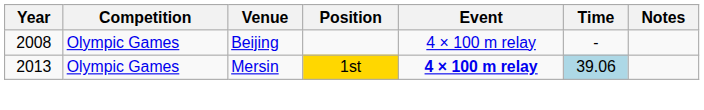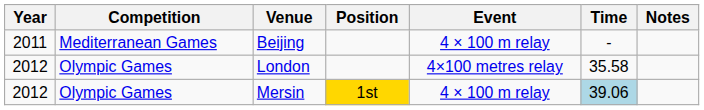(34, 42) 2008 -> (30, 42) 2011
(123, 42) Olympic Games -> (138, 42) Mediterranean Games
+ row: (283, 68)
(34, 68) 2013 -> (30, 93) 2012
(481, 68) bold -> (495, 93) normal
